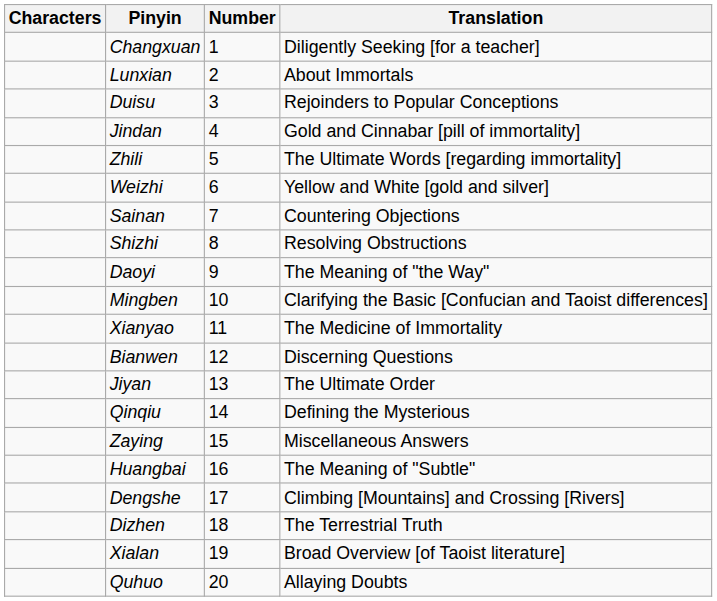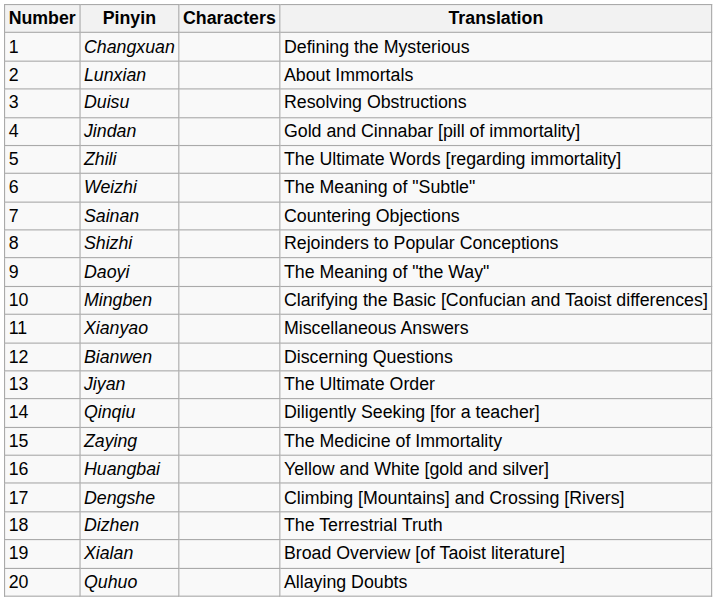columns swapped: (242, 18) <-> (55, 18)
(412, 46) Diligently Seeking [for a teacher] -> (377, 46) Defining the Mysterious
(421, 103) Rejoinders to Popular Conceptions -> (375, 103) Resolving Obstructions
(416, 187) Yellow and White [gold and silver] -> (380, 187) The Meaning of "Subtle"
(375, 243) Resolving Obstructions -> (421, 243) Rejoinders to Popular Conceptions
(393, 328) The Medicine of Immortality -> (376, 328) Miscellaneous Answers
(377, 412) Defining the Mysterious -> (412, 412) Diligently Seeking [for a teacher]
(376, 441) Miscellaneous Answers -> (393, 441) The Medicine of Immortality
(380, 469) The Meaning of "Subtle" -> (416, 469) Yellow and White [gold and silver]
